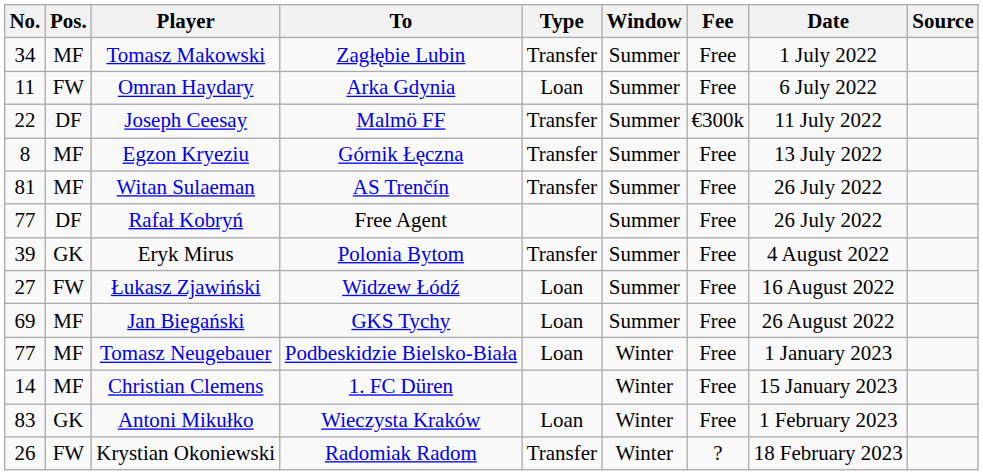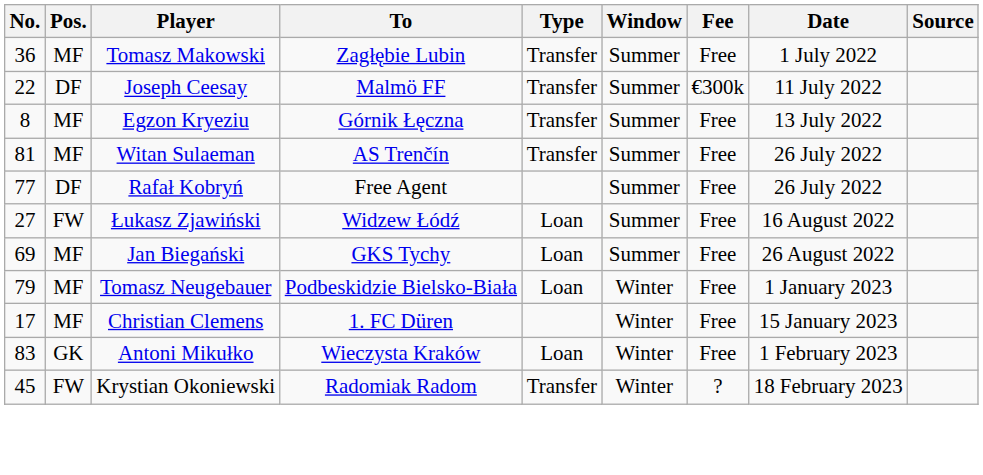(25, 54) 34 -> (25, 54) 36
- row: (186, 87)
- row: (186, 253)
(25, 353) 77 -> (25, 287) 79
(25, 386) 14 -> (25, 320) 17
(25, 453) 26 -> (25, 386) 45
